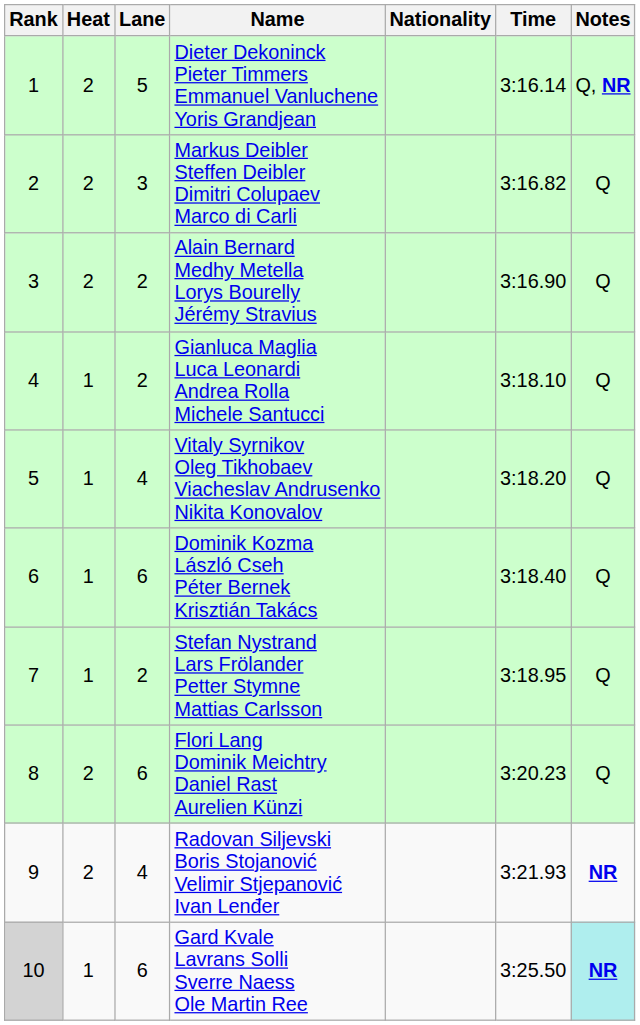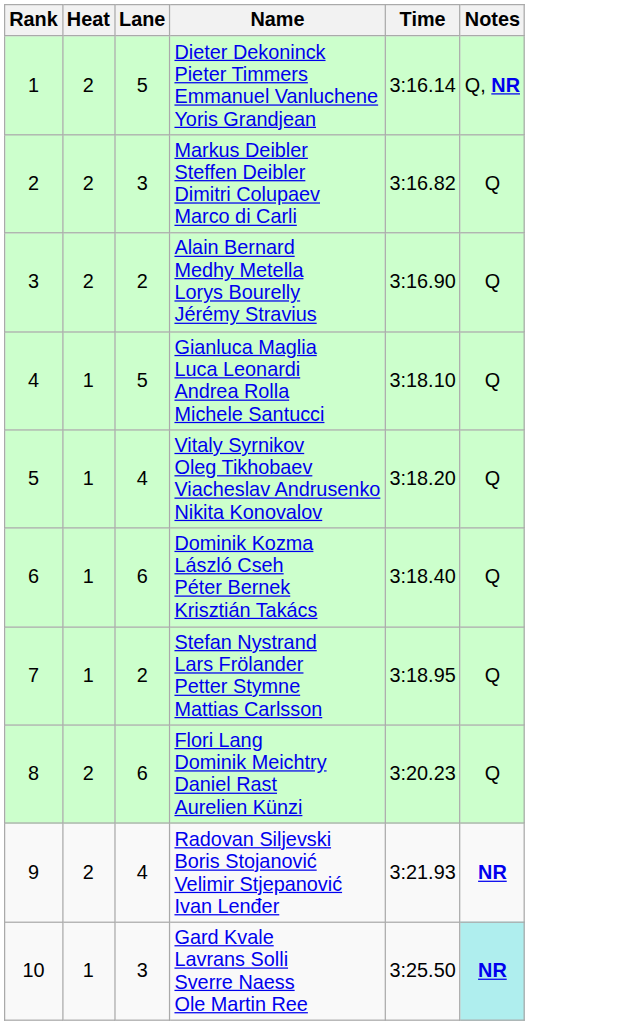- column: (440, 20)
(142, 380) 2 -> (142, 380) 5
(33, 971) lightgrey background -> (33, 971) no background
(142, 971) 6 -> (142, 971) 3
